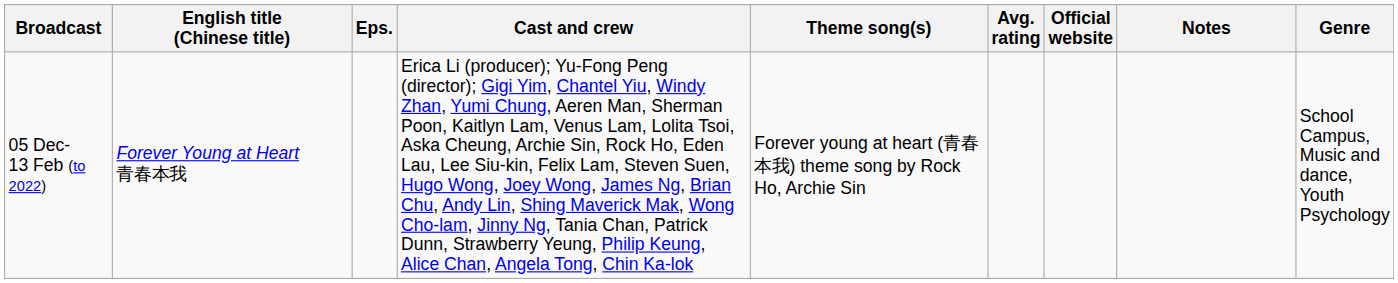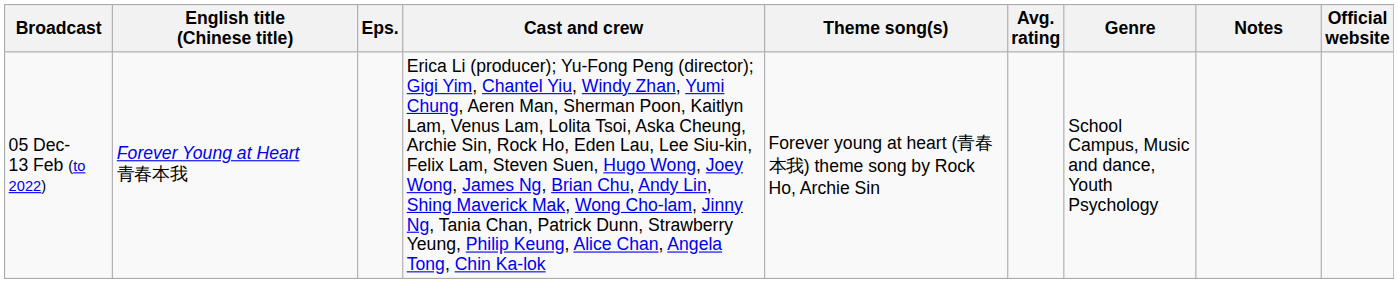columns swapped: (1345, 28) <-> (1081, 28)
